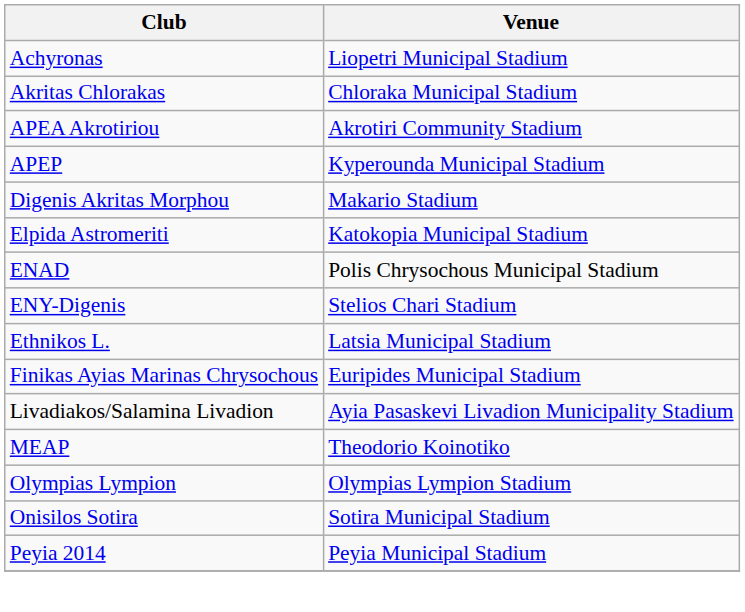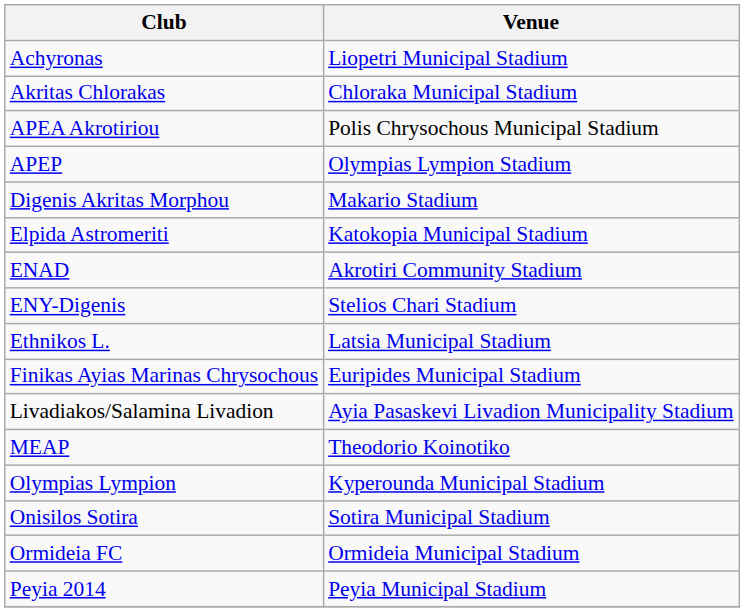(455, 128) Akrotiri Community Stadium -> (493, 128) Polis Chrysochous Municipal Stadium
(466, 164) Kyperounda Municipal Stadium -> (450, 164) Olympias Lympion Stadium
(493, 270) Polis Chrysochous Municipal Stadium -> (455, 270) Akrotiri Community Stadium
(450, 482) Olympias Lympion Stadium -> (466, 482) Kyperounda Municipal Stadium
+ row: (66, 553)
